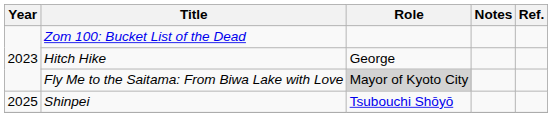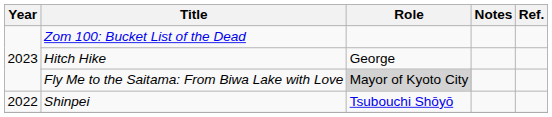(23, 101) 2025 -> (23, 101) 2022
